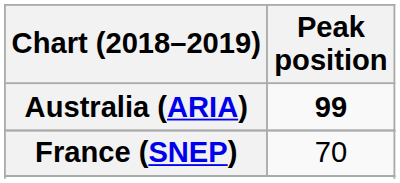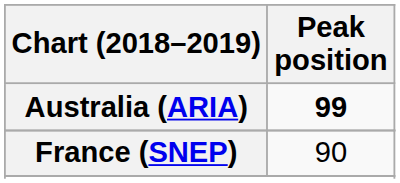(331, 152) 70 -> (331, 152) 90
